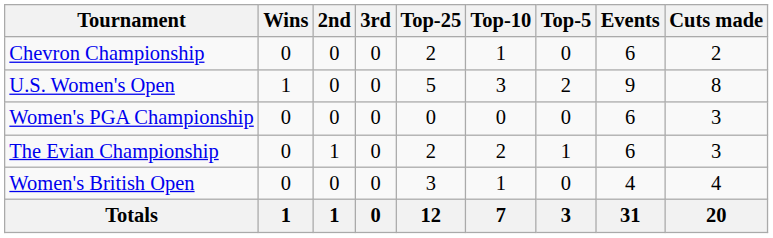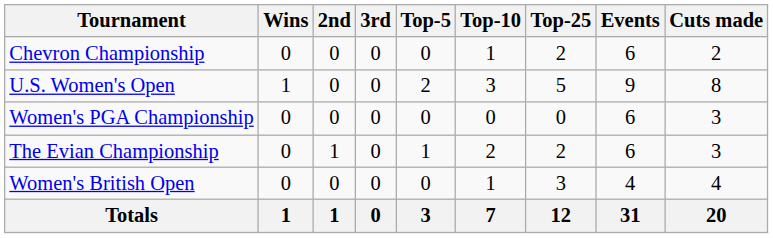columns swapped: (566, 20) <-> (431, 20)
